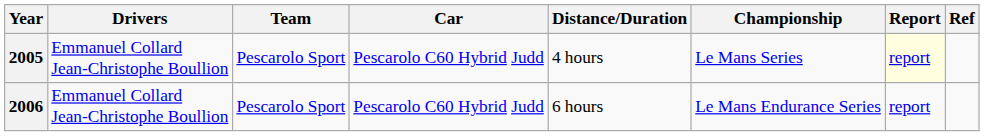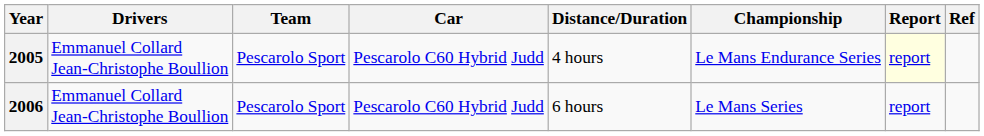(749, 57) Le Mans Series -> (788, 57) Le Mans Endurance Series
(788, 106) Le Mans Endurance Series -> (749, 106) Le Mans Series
